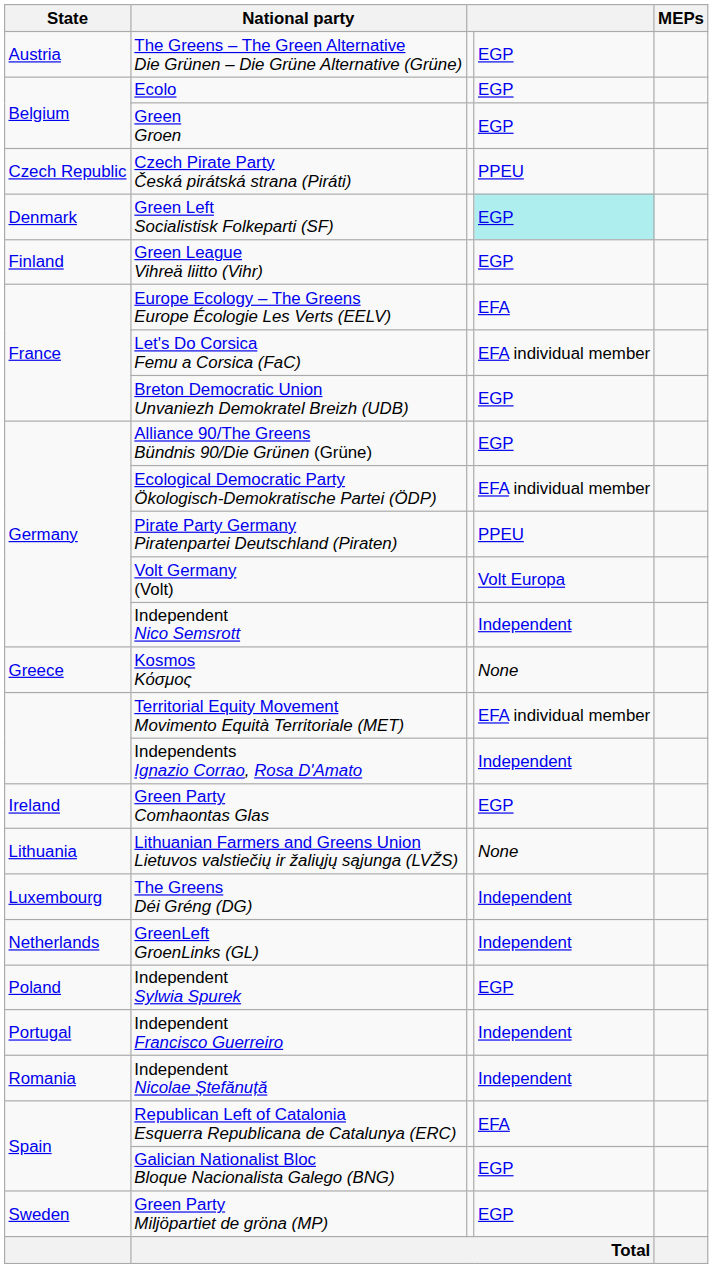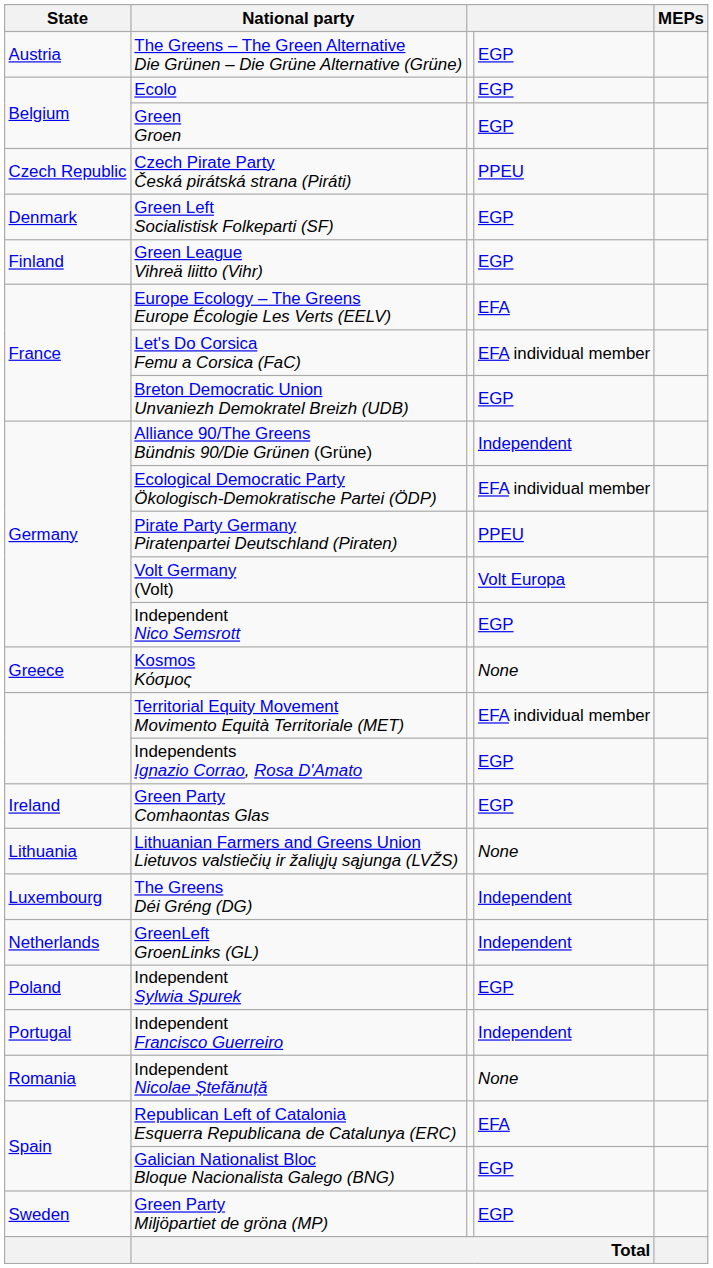(496, 217) paleturquoise background -> (496, 217) no background
(496, 444) EGP -> (525, 444) Independent
(525, 625) Independent -> (496, 625) EGP
(525, 761) Independent -> (496, 761) EGP
(525, 1078) Independent -> (498, 1078) None
